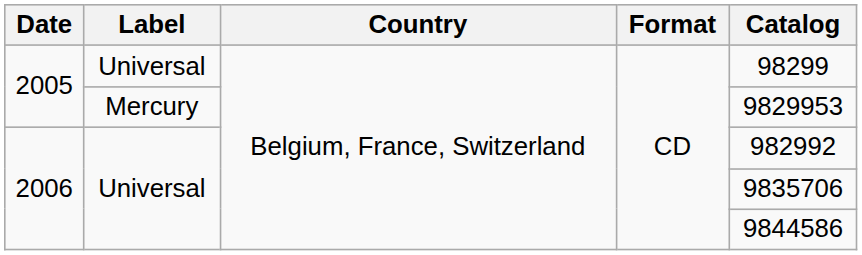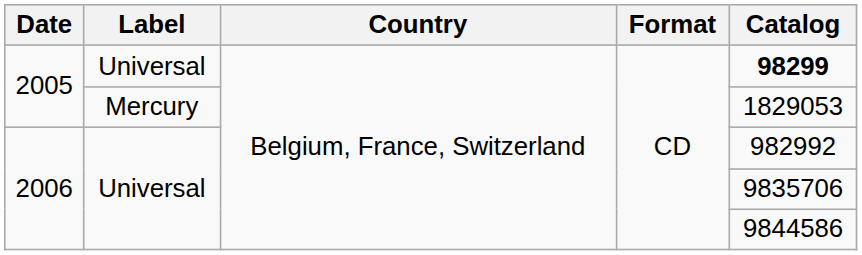(793, 65) normal -> (793, 65) bold
(793, 106) 9829953 -> (793, 106) 1829053
